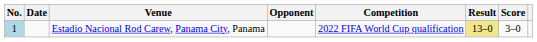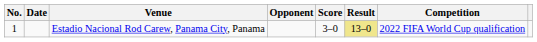columns swapped: (513, 12) <-> (391, 12)
(14, 28) lightblue background -> (14, 28) no background
